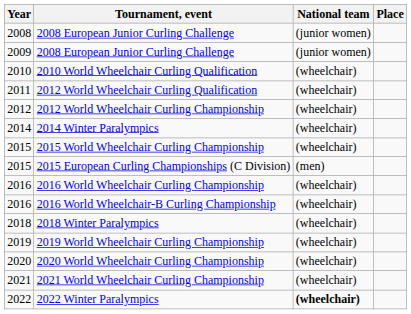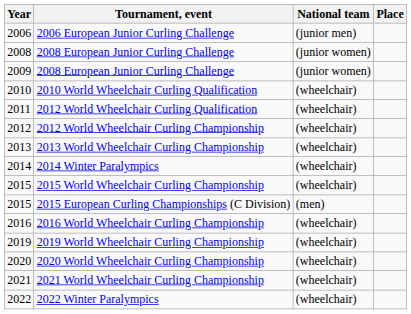+ row: (19, 33)
+ row: (19, 147)
- row: (19, 204)
- row: (19, 223)
(328, 299) bold -> (326, 299) normal
